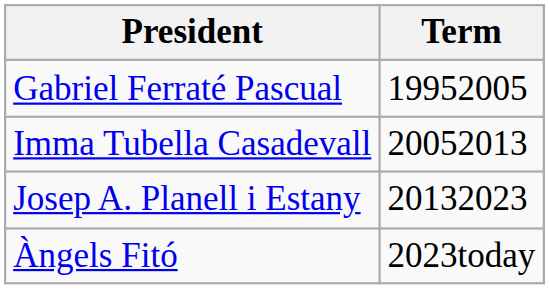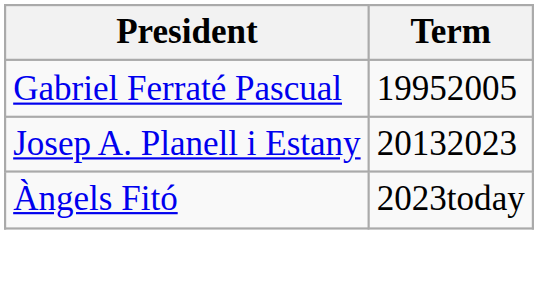- row: (192, 143)
